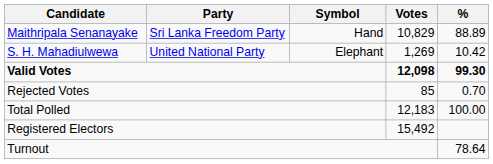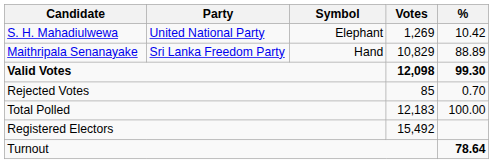rows swapped: (72, 33) <-> (63, 52)
(470, 149) normal -> (470, 149) bold
